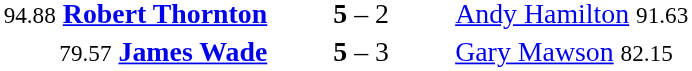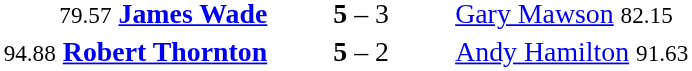rows swapped: (163, 51) <-> (135, 13)
